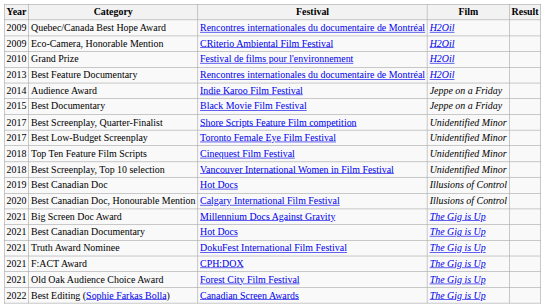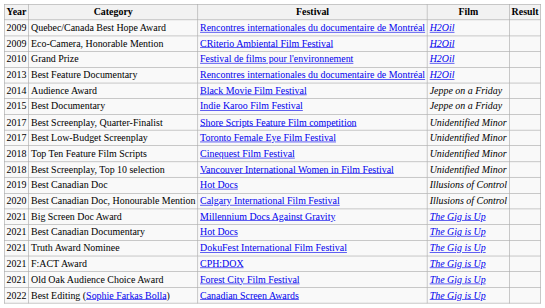(251, 91) Indie Karoo Film Festival -> (253, 91) Black Movie Film Festival
(253, 106) Black Movie Film Festival -> (251, 106) Indie Karoo Film Festival
